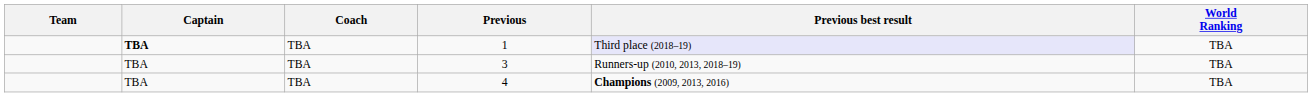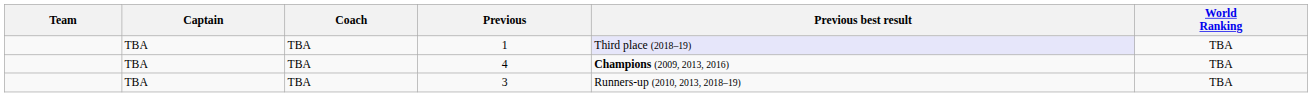(136, 45) bold -> (136, 45) normal
rows swapped: (505, 63) <-> (505, 82)
